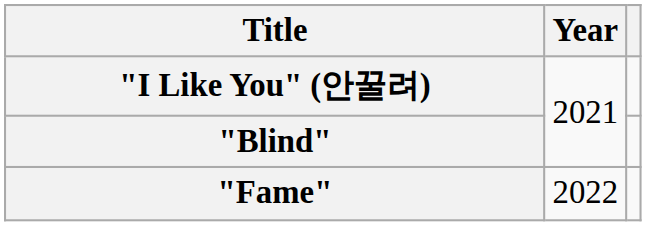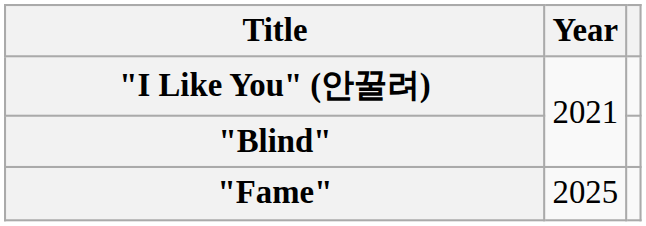(585, 192) 2022 -> (585, 192) 2025
